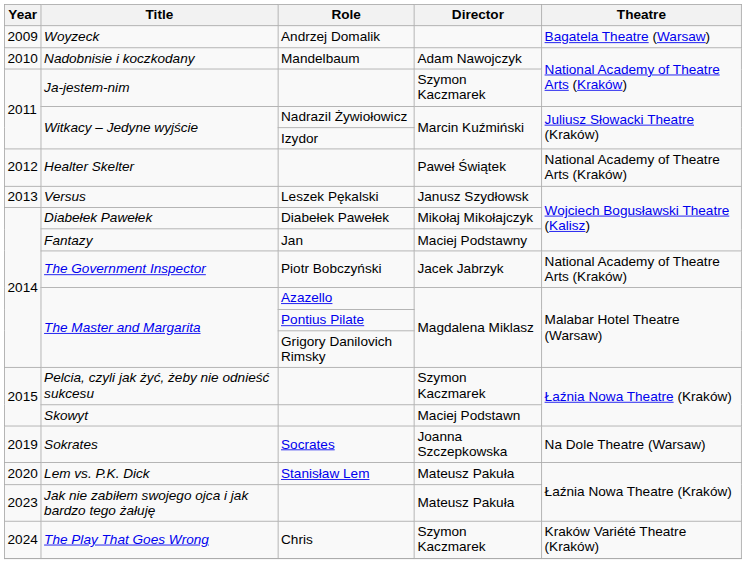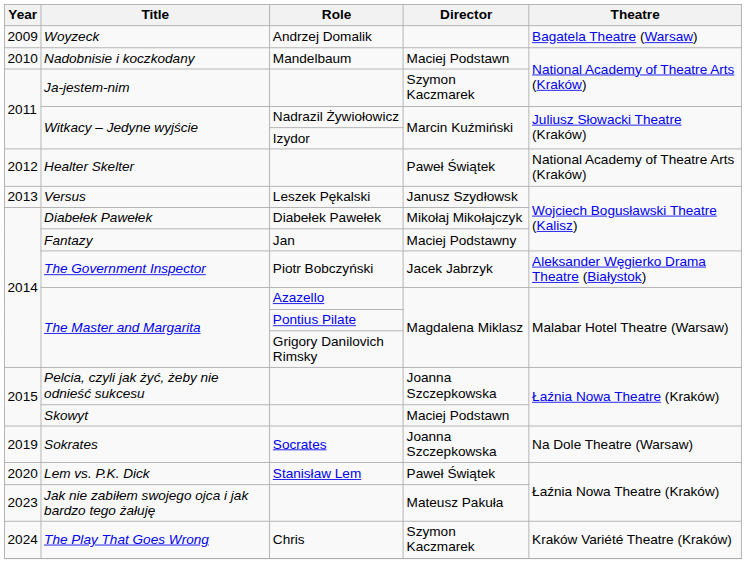(470, 58) Adam Nawojczyk -> (458, 58) Maciej Podstawn
(632, 269) National Academy of Theatre Arts (Kraków) -> (619, 269) Aleksander Węgierko Drama Theatre (Białystok)
(451, 386) Szymon Kaczmarek -> (452, 386) Joanna Szczepkowska
(466, 473) Mateusz Pakuła -> (451, 473) Paweł Świątek
